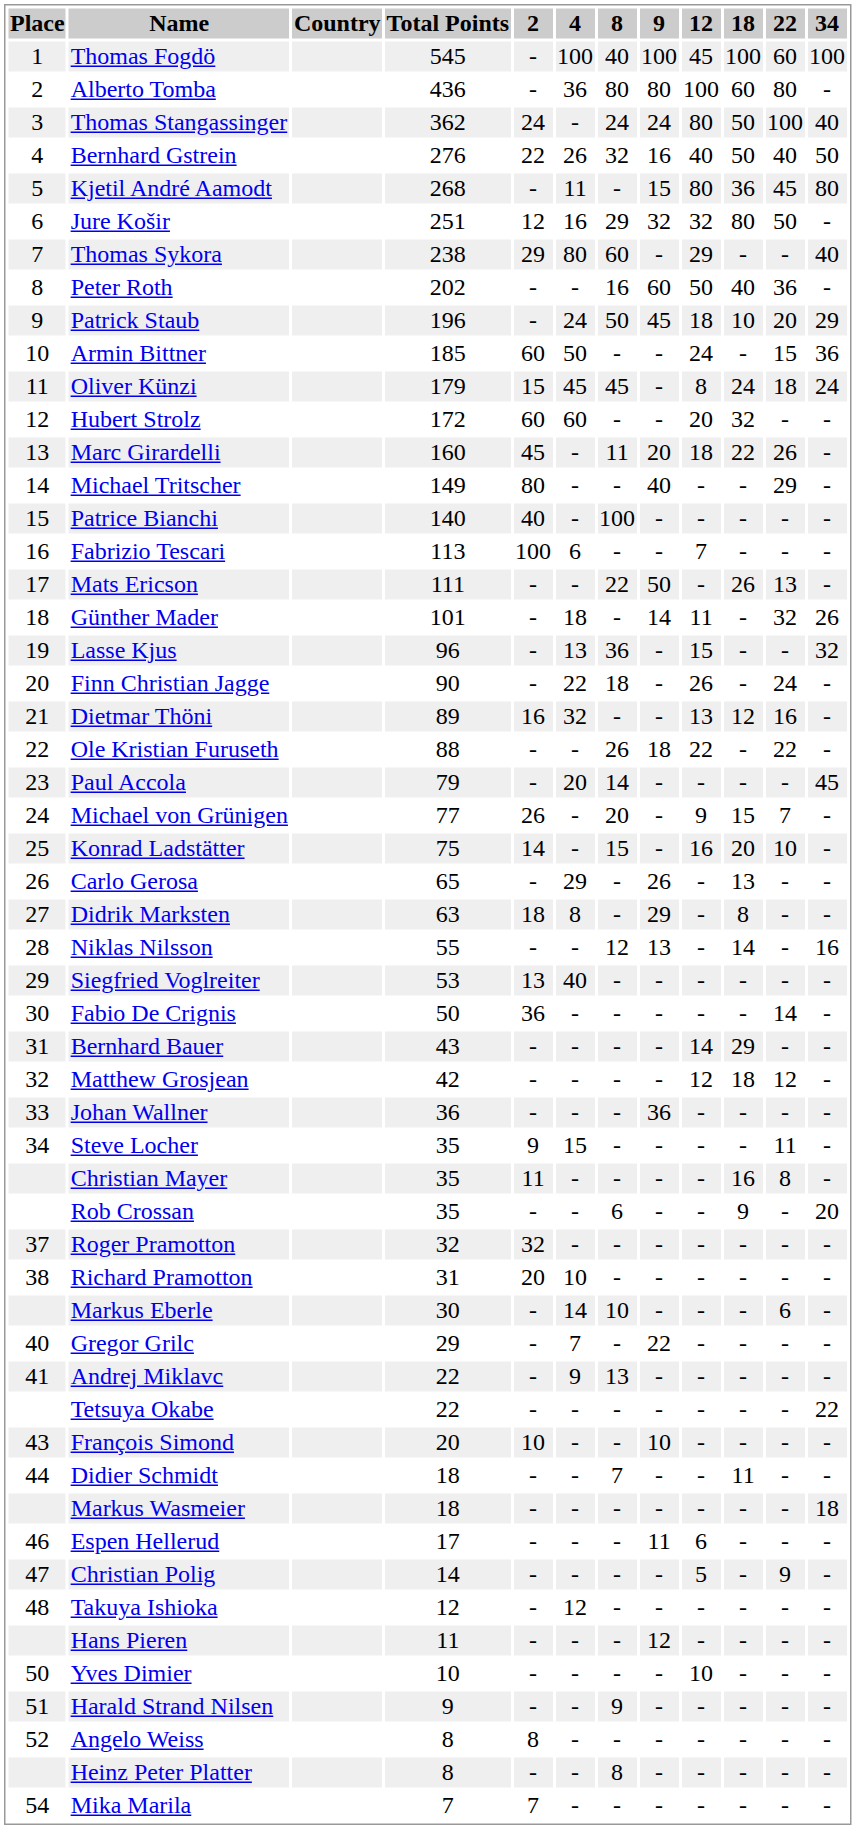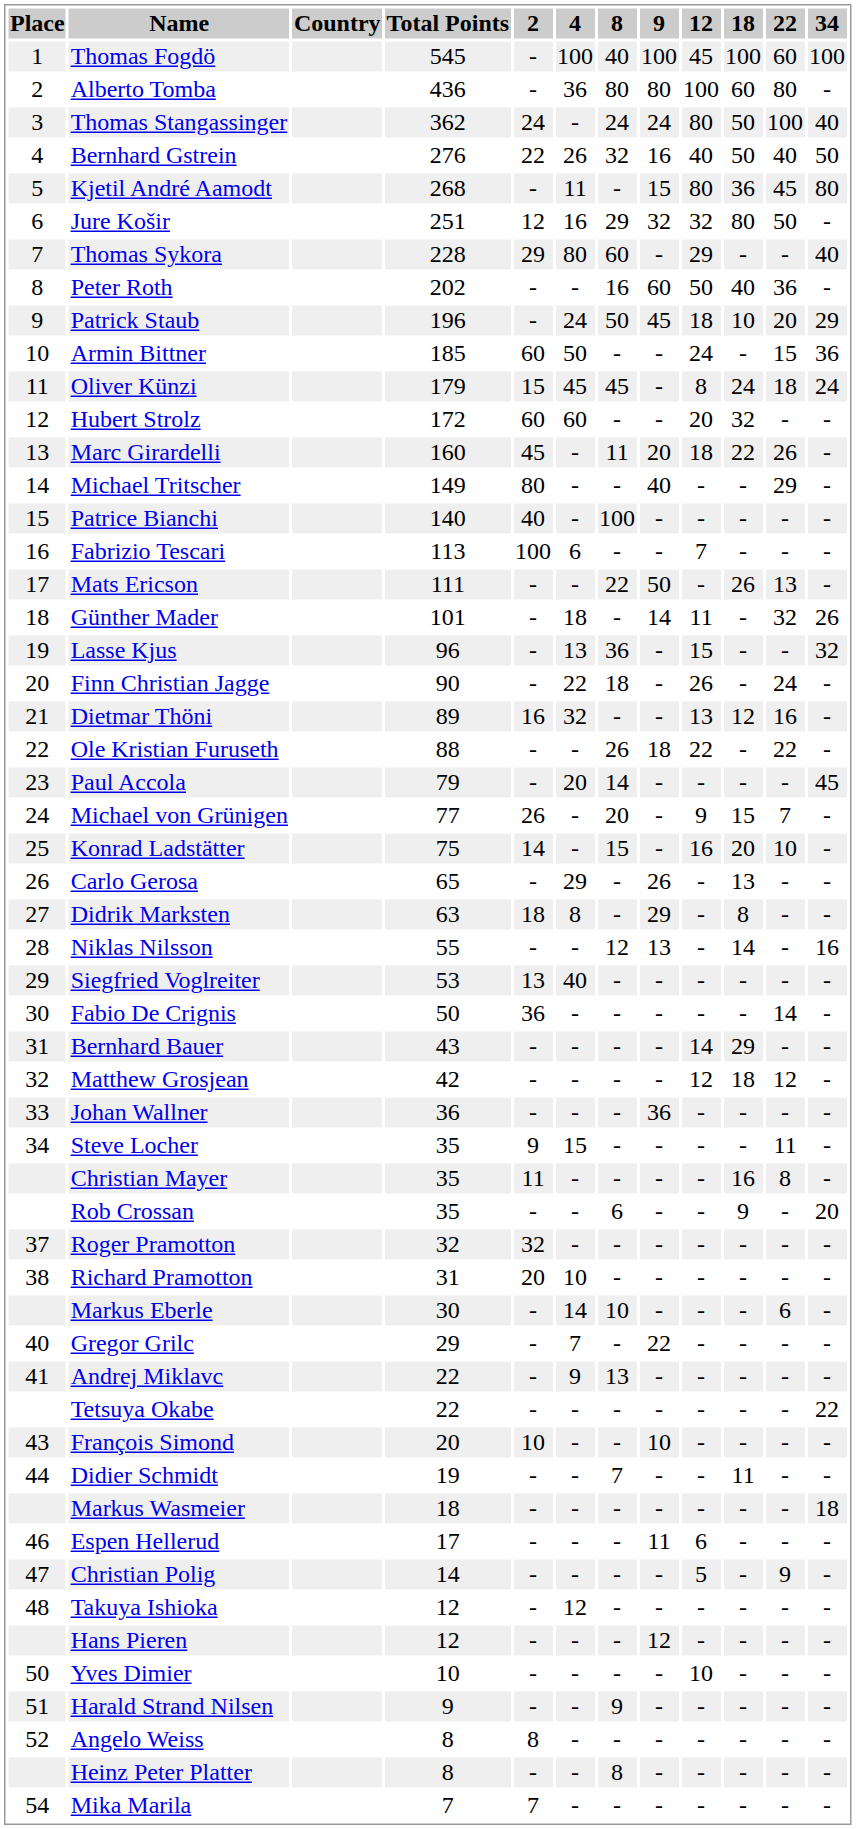(448, 254) 238 -> (448, 254) 228
(448, 1475) 18 -> (448, 1475) 19
(448, 1640) 11 -> (448, 1640) 12
